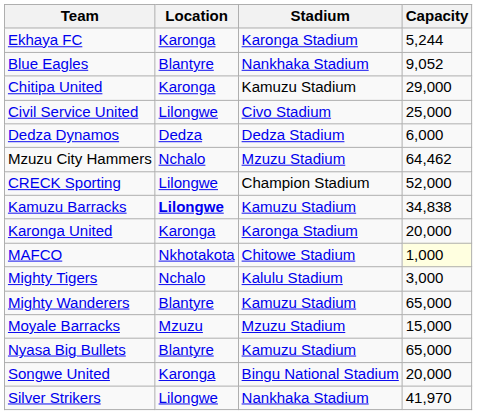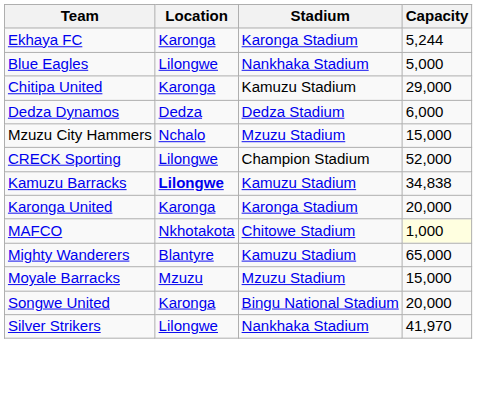(186, 64) Blantyre -> (188, 64) Lilongwe
(425, 64) 9,052 -> (425, 64) 5,000
- row: (73, 111)
(429, 159) 64,462 -> (429, 135) 15,000
- row: (53, 278)
- row: (67, 350)
